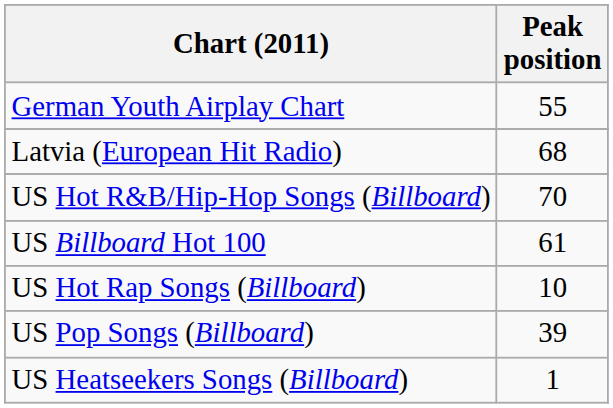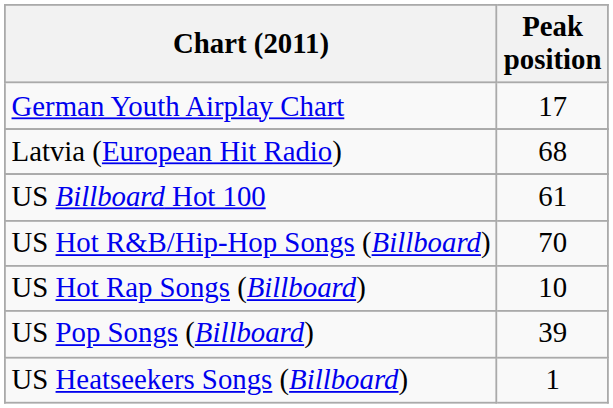(553, 105) 55 -> (553, 105) 17
rows swapped: (139, 242) <-> (251, 196)
